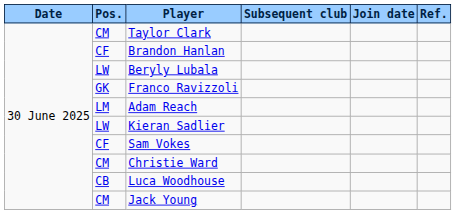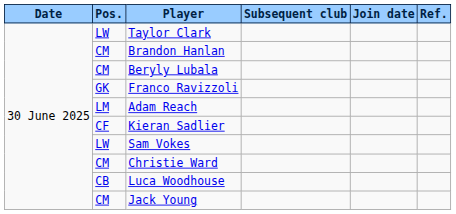(102, 32) CM -> (102, 32) LW
(102, 51) CF -> (102, 51) CM
(102, 70) LW -> (102, 70) CM
(102, 126) LW -> (102, 126) CF
(102, 144) CF -> (102, 144) LW
